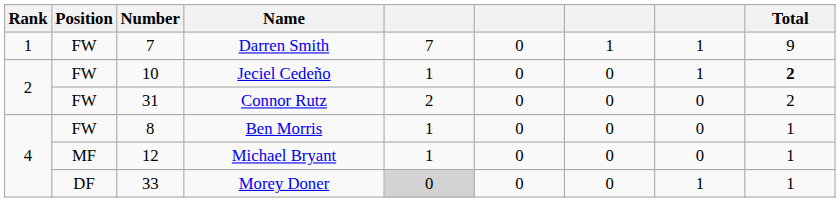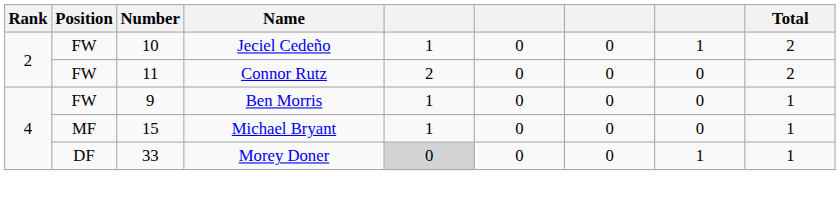- row: (284, 46)
(790, 73) bold -> (790, 46) normal
(150, 101) 31 -> (150, 73) 11
(150, 128) 8 -> (150, 101) 9
(150, 156) 12 -> (150, 128) 15
